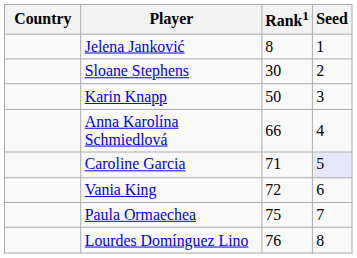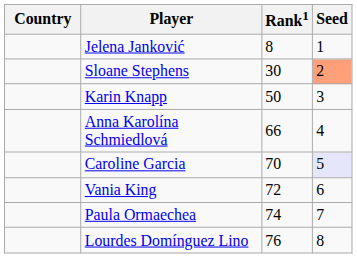(320, 71) no background -> (320, 71) lightsalmon background
(273, 164) 71 -> (273, 164) 70
(273, 215) 75 -> (273, 215) 74
